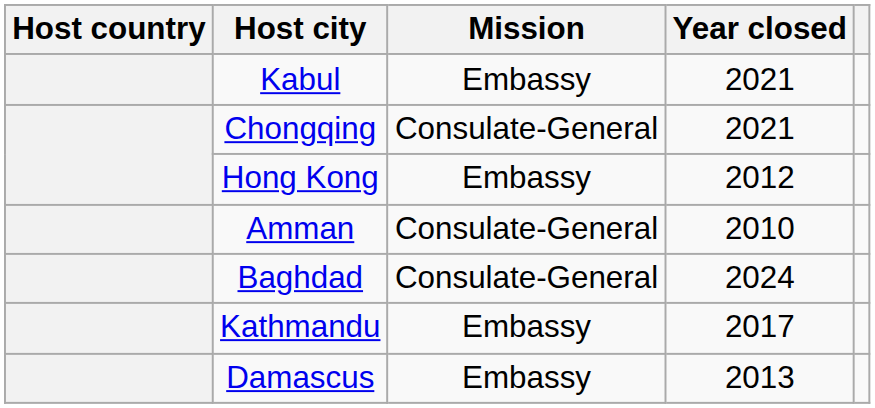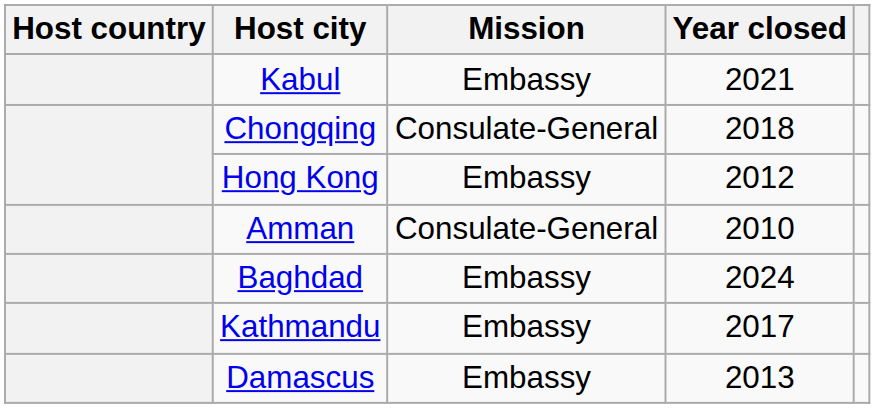(760, 128) 2021 -> (760, 128) 2018
(527, 278) Consulate-General -> (527, 278) Embassy
